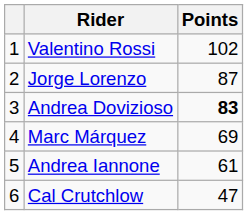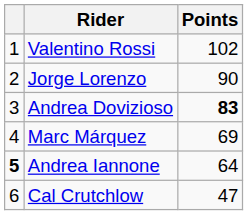(228, 78) 87 -> (228, 78) 90
(14, 166) normal -> (14, 166) bold
(228, 166) 61 -> (228, 166) 64
